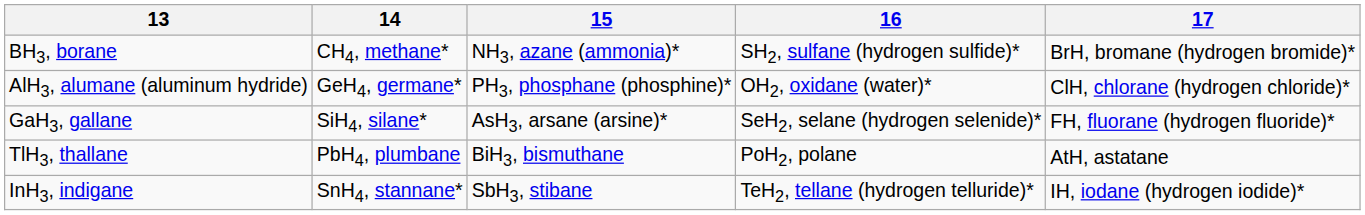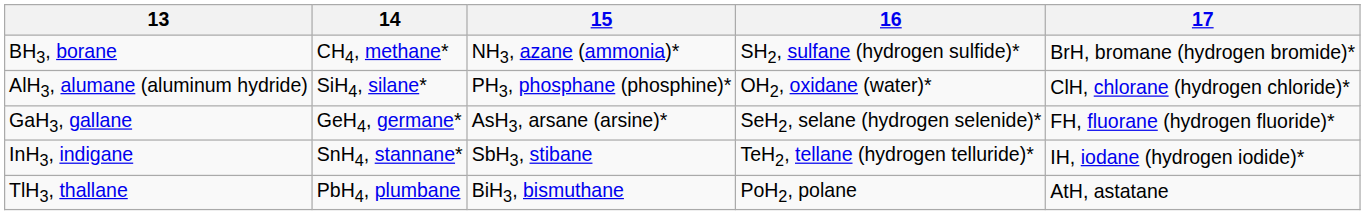(389, 88) GeH4, germane* -> (372, 88) SiH4, silane*
(372, 123) SiH4, silane* -> (389, 123) GeH4, germane*
rows swapped: (71, 192) <-> (68, 158)
